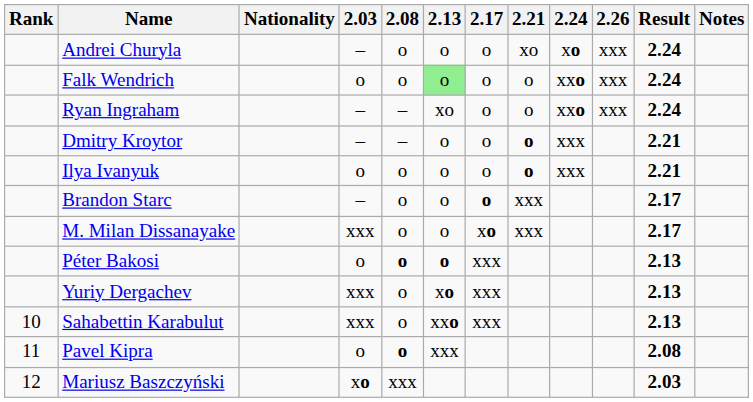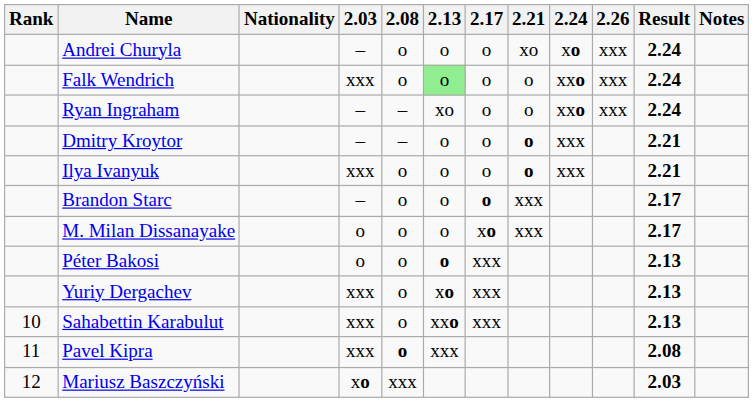(360, 79) o -> (360, 79) xxx
(360, 170) o -> (360, 170) xxx
(360, 230) xxx -> (360, 230) o
(402, 261) bold -> (402, 261) normal
(360, 351) o -> (360, 351) xxx
